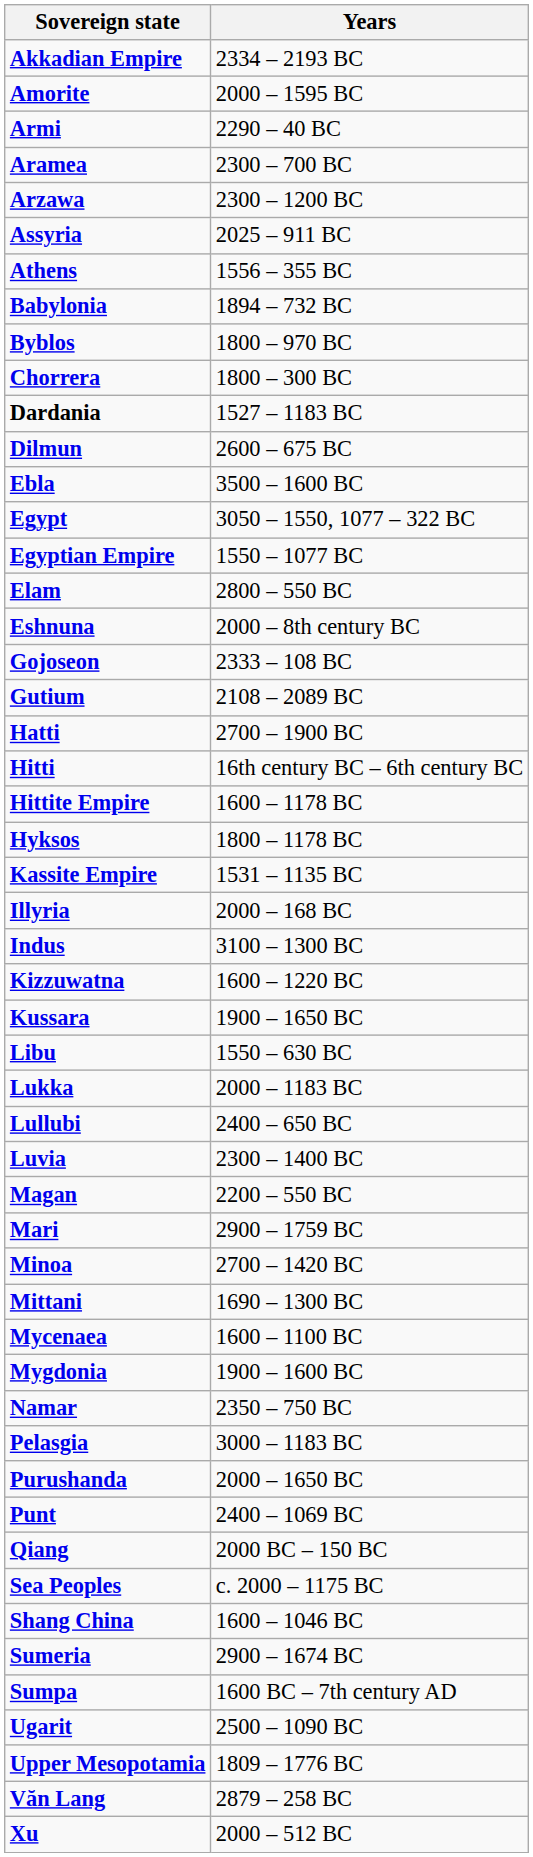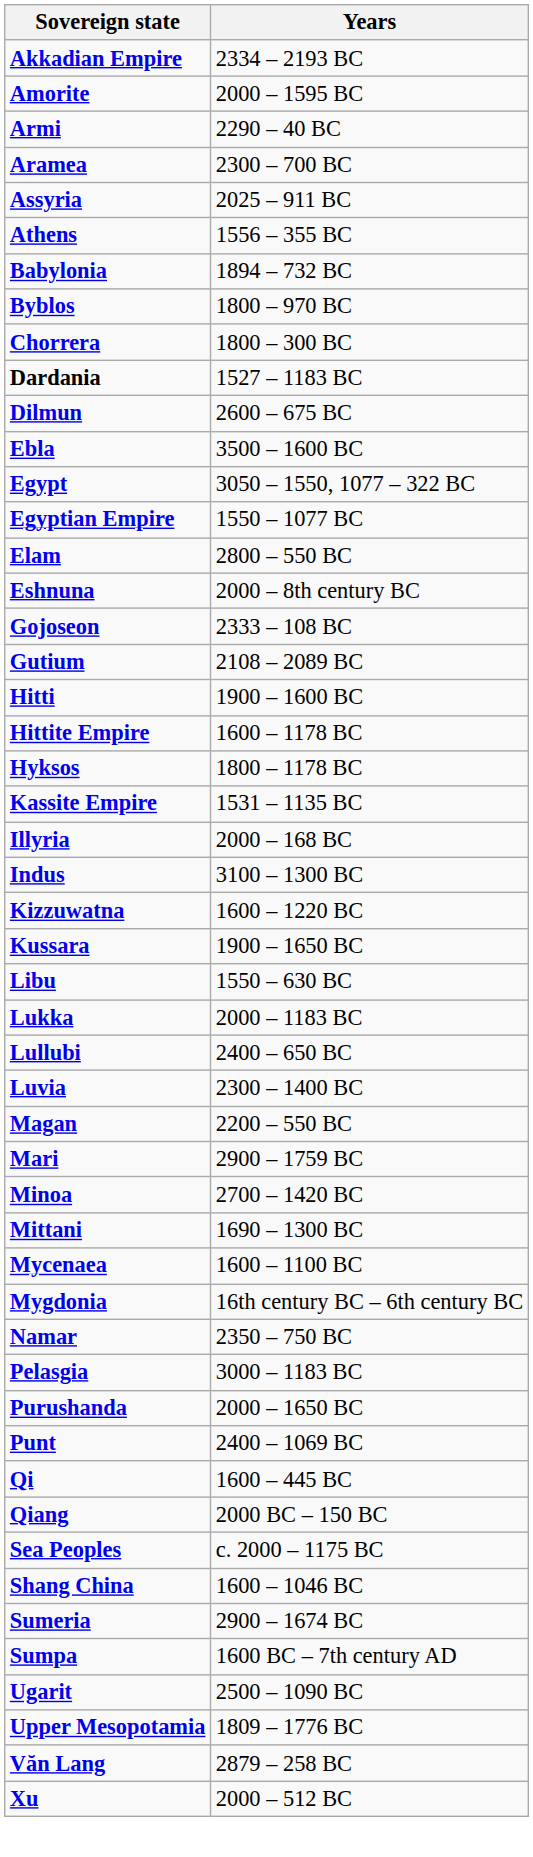- row: (47, 199)
- row: (35, 732)
(369, 768) 16th century BC – 6th century BC -> (290, 697) 1900 – 1600 BC
(290, 1372) 1900 – 1600 BC -> (369, 1301) 16th century BC – 6th century BC
+ row: (22, 1478)
